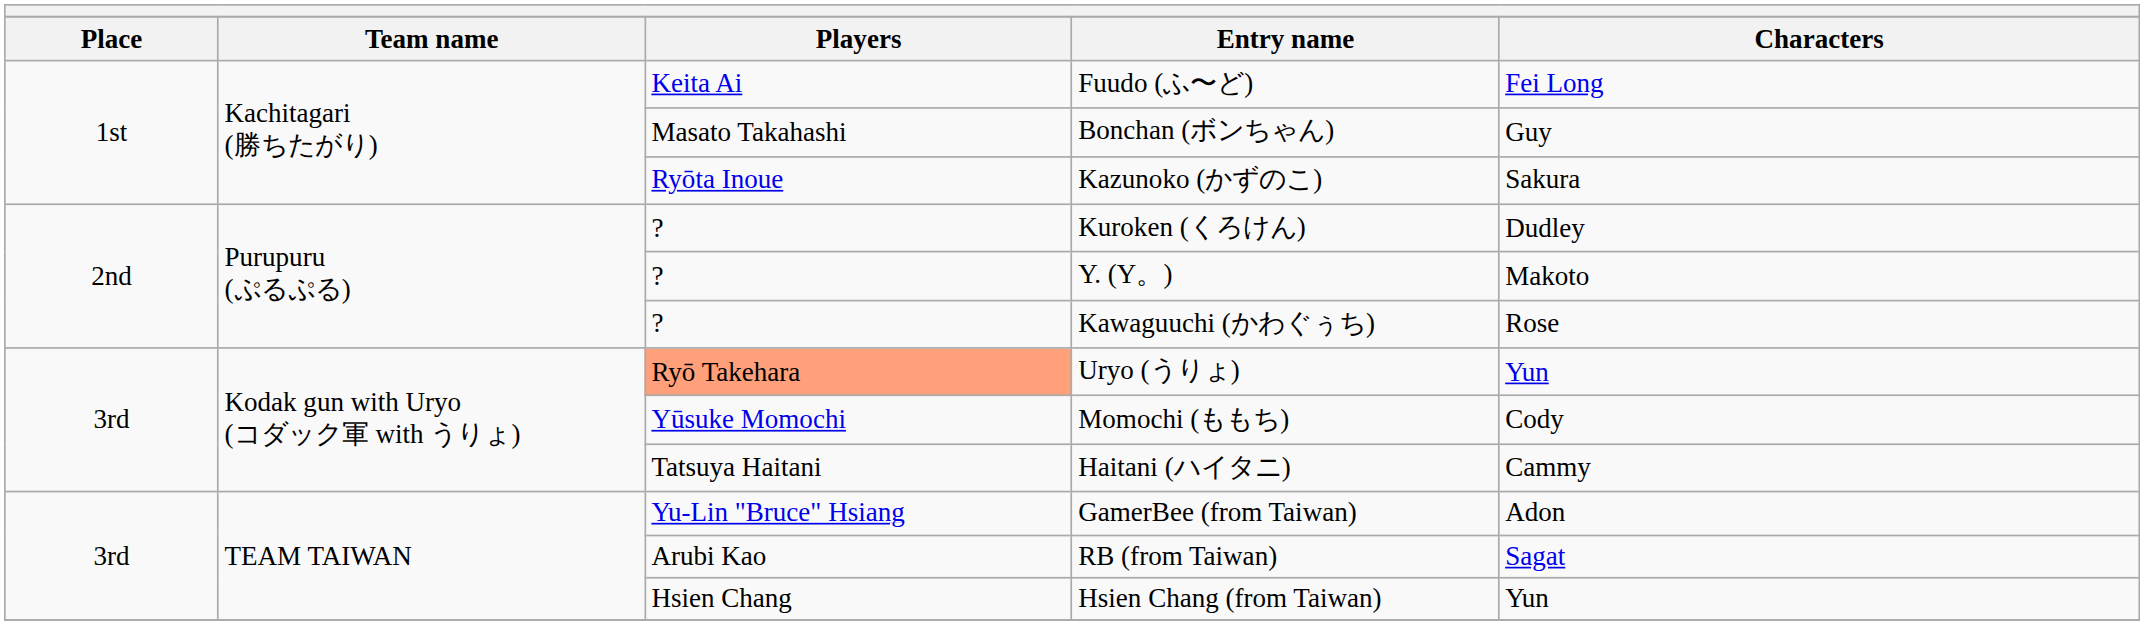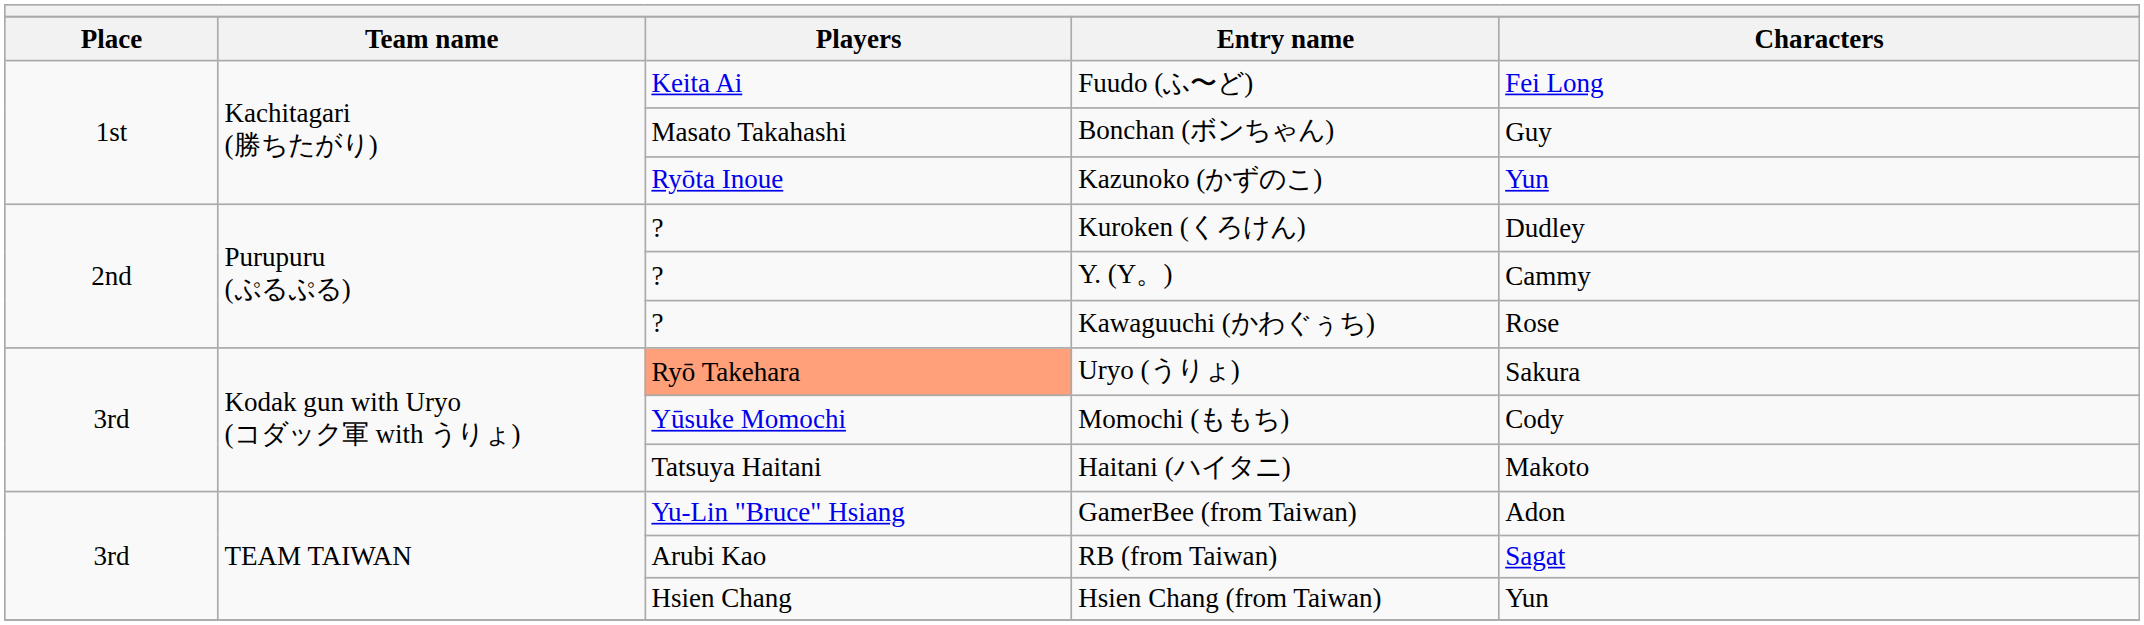(1543, 179) Sakura -> (1527, 179) Yun
(1547, 275) Makoto -> (1548, 275) Cammy
(1527, 371) Yun -> (1543, 371) Sakura
(1548, 467) Cammy -> (1547, 467) Makoto
